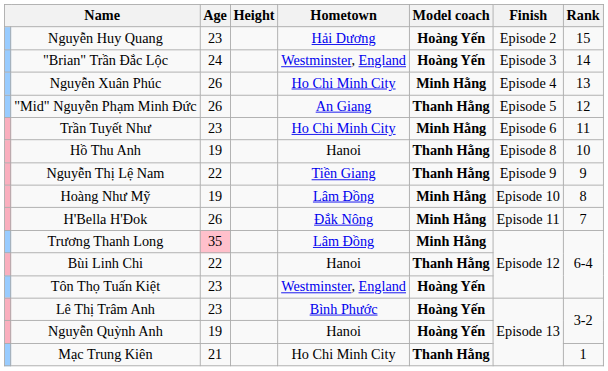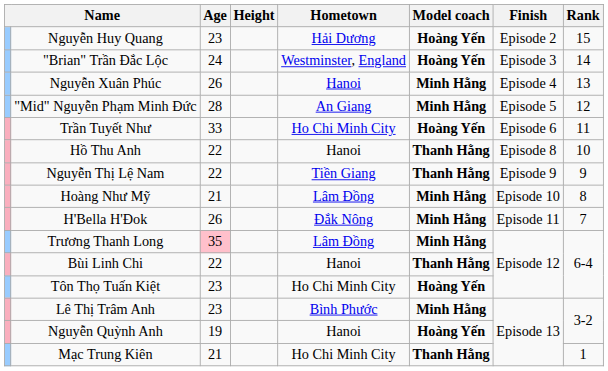(344, 83) Ho Chi Minh City -> (344, 83) Hanoi
(215, 106) 26 -> (215, 106) 28
(451, 106) Thanh Hằng -> (451, 106) Minh Hằng
(215, 128) 23 -> (215, 128) 33
(451, 128) Minh Hằng -> (451, 128) Hoàng Yến
(215, 151) 19 -> (215, 151) 22
(215, 196) 19 -> (215, 196) 21
(344, 286) Westminster, England -> (344, 286) Ho Chi Minh City
(451, 309) Hoàng Yến -> (451, 309) Minh Hằng
